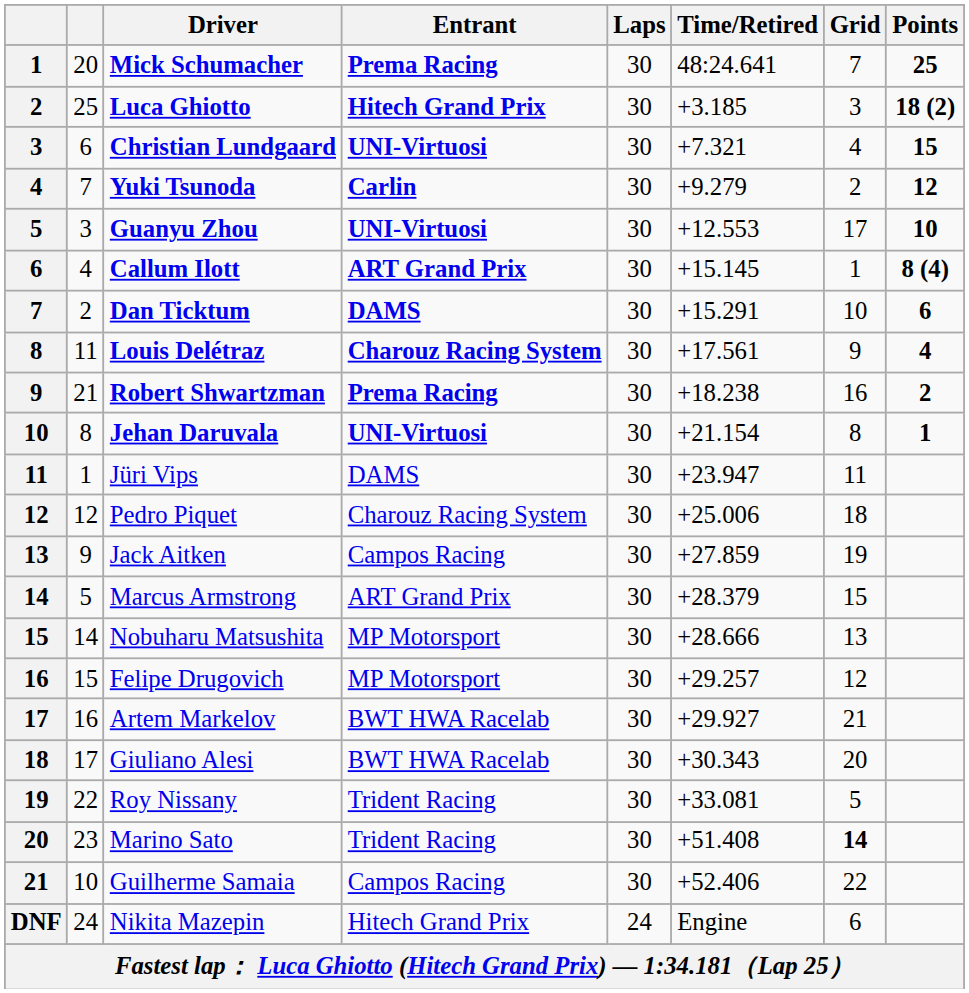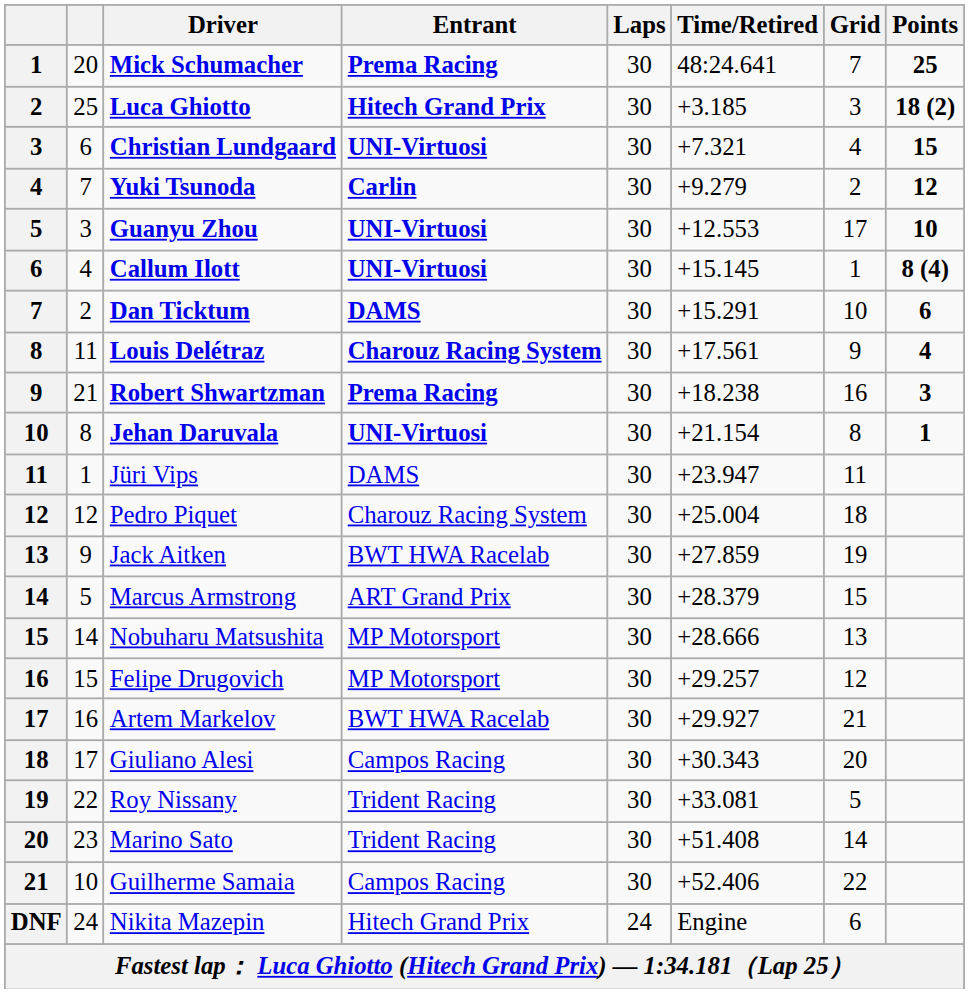(437, 269) ART Grand Prix -> (417, 269) UNI-Virtuosi
(925, 392) 2 -> (925, 392) 3
(718, 514) +25.006 -> (718, 514) +25.004
(426, 555) Campos Racing -> (448, 555) BWT HWA Racelab
(448, 759) BWT HWA Racelab -> (426, 759) Campos Racing
(855, 841) bold -> (855, 841) normal
